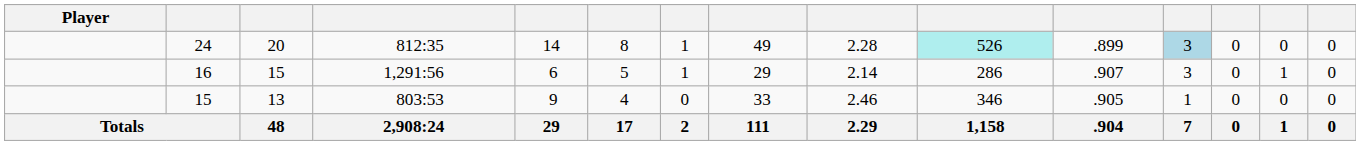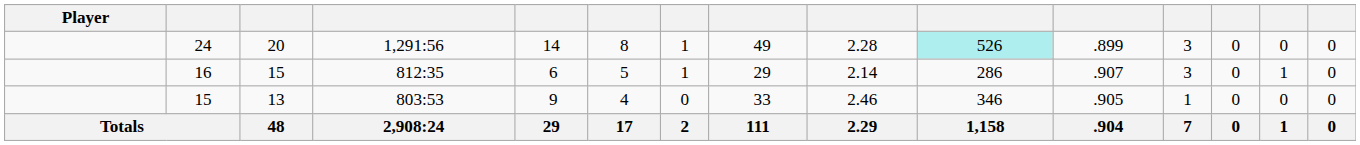(414, 45) 812:35 -> (414, 45) 1,291:56
(1188, 45) lightblue background -> (1188, 45) no background
(414, 72) 1,291:56 -> (414, 72) 812:35
